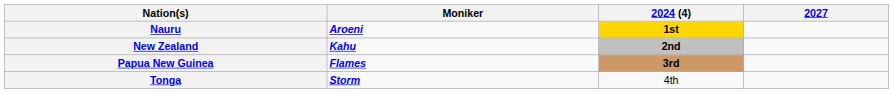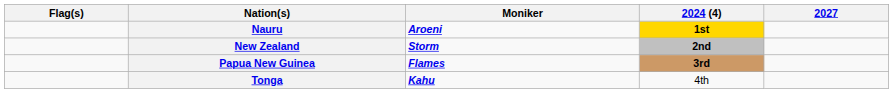+ column: (66, 13)
(343, 47) Kahu -> (424, 47) Storm
(345, 80) Storm -> (421, 80) Kahu
